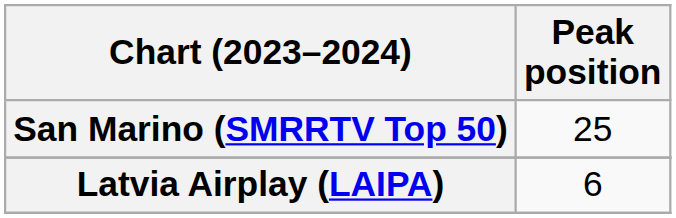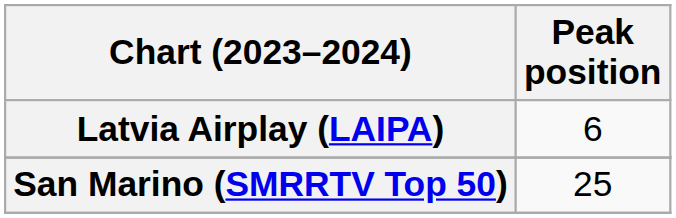rows swapped: (260, 184) <-> (260, 128)
